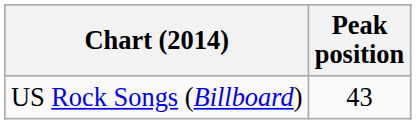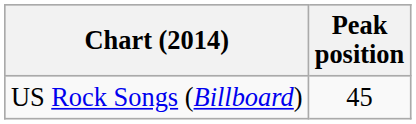(359, 97) 43 -> (359, 97) 45
